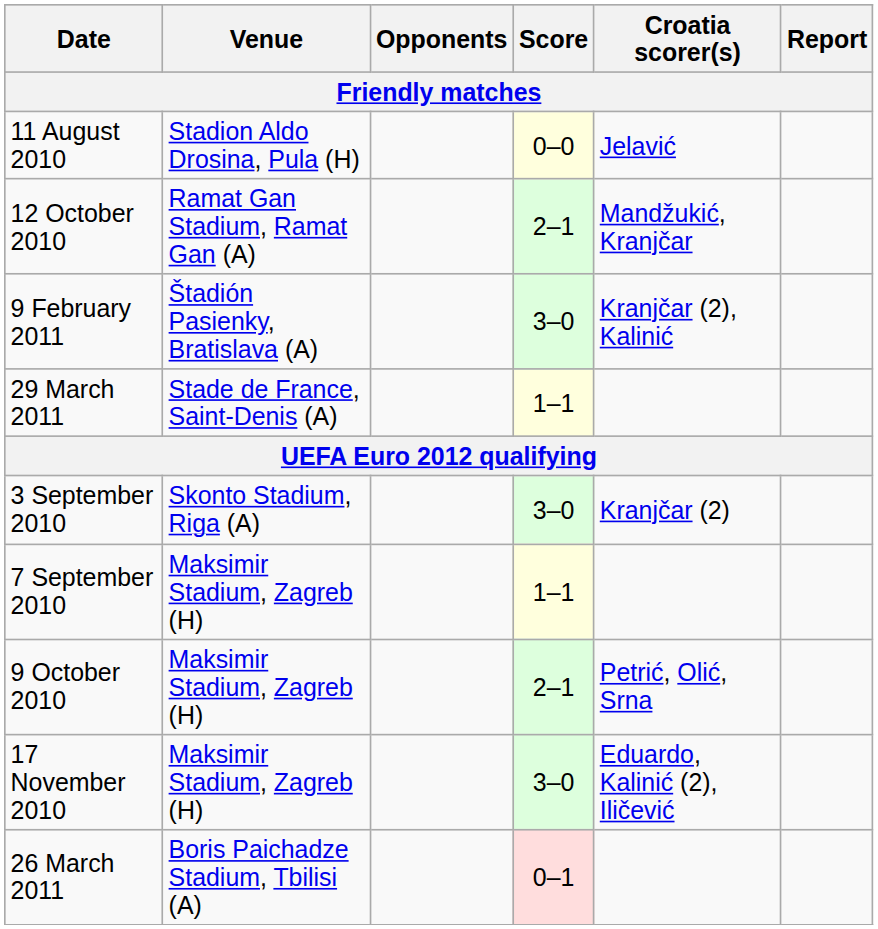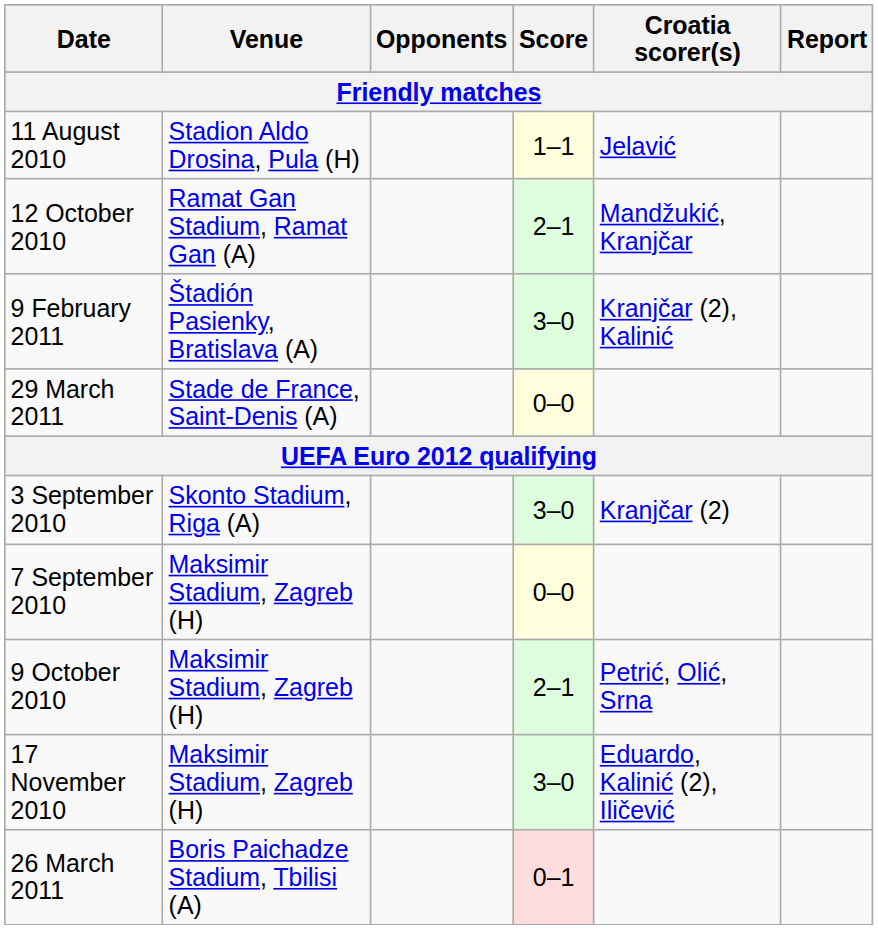(554, 145) 0–0 -> (554, 145) 1–1
(554, 403) 1–1 -> (554, 403) 0–0
(554, 591) 1–1 -> (554, 591) 0–0
